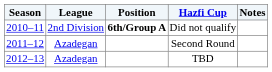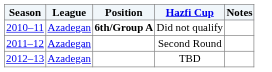(76, 27) 2nd Division -> (69, 27) Azadegan
